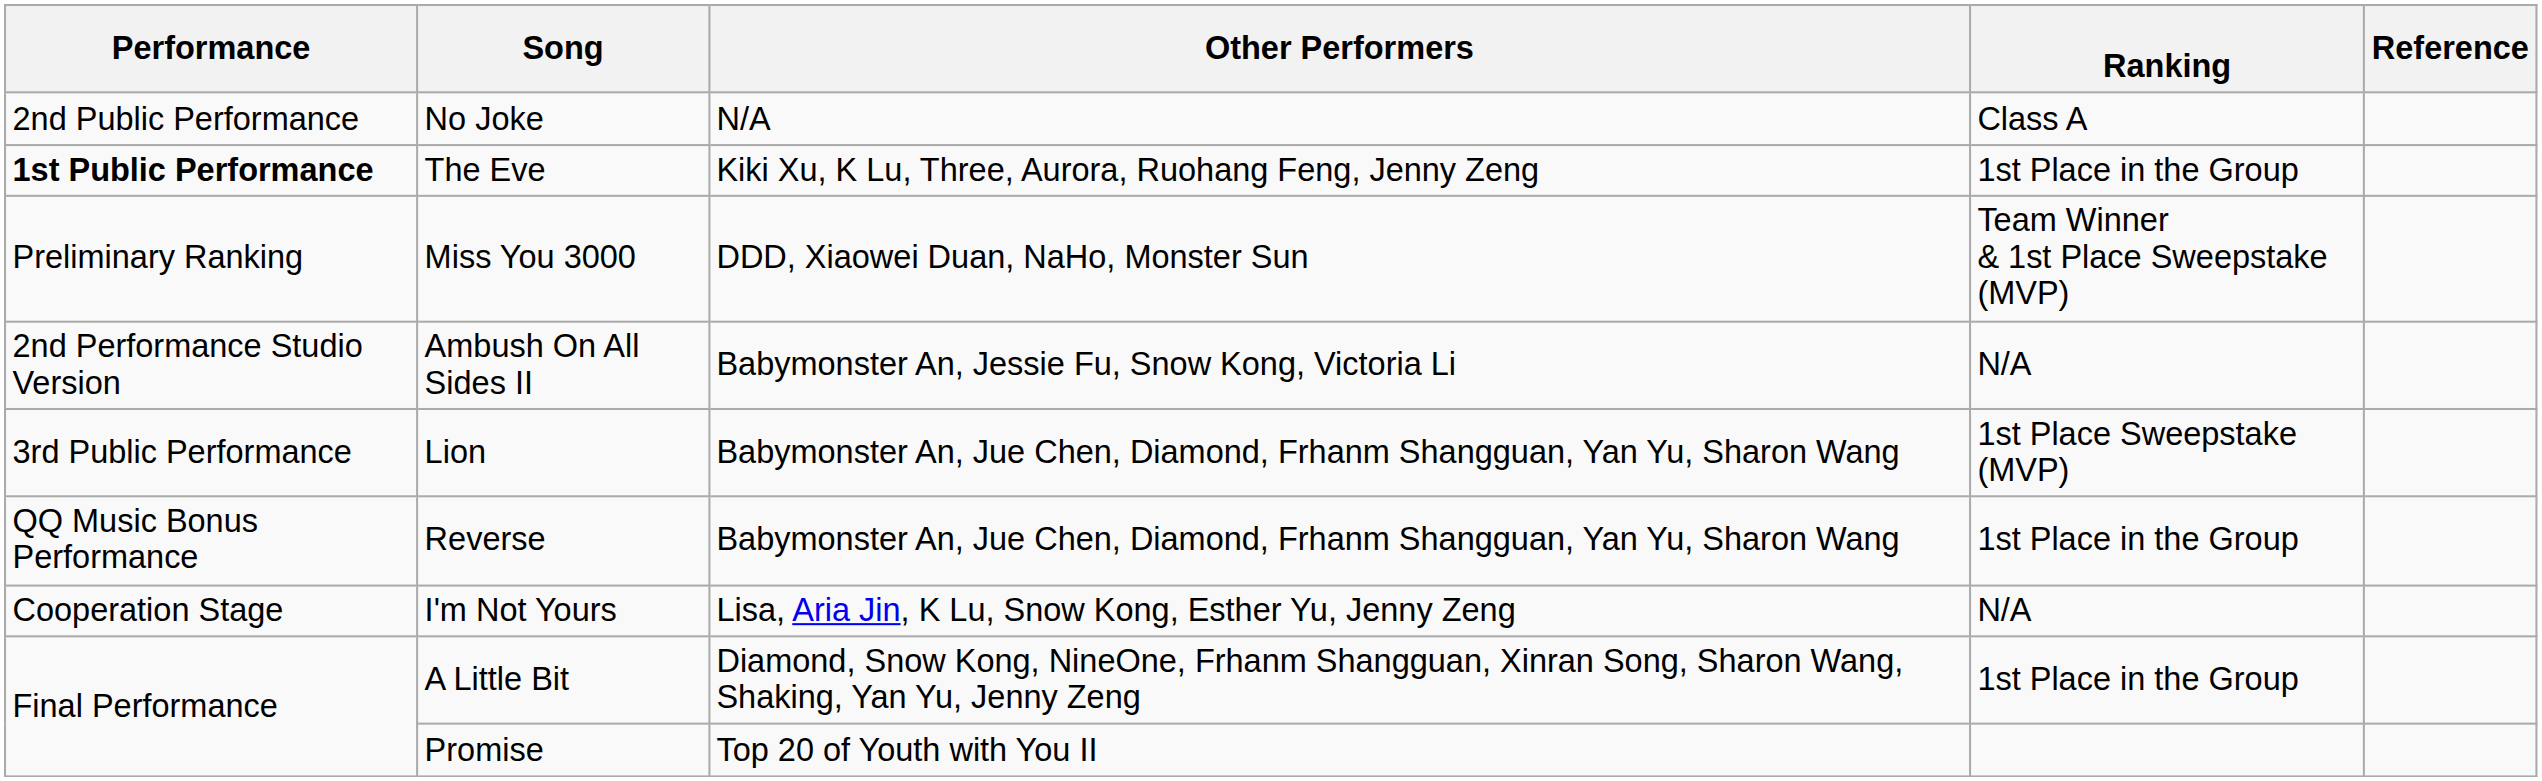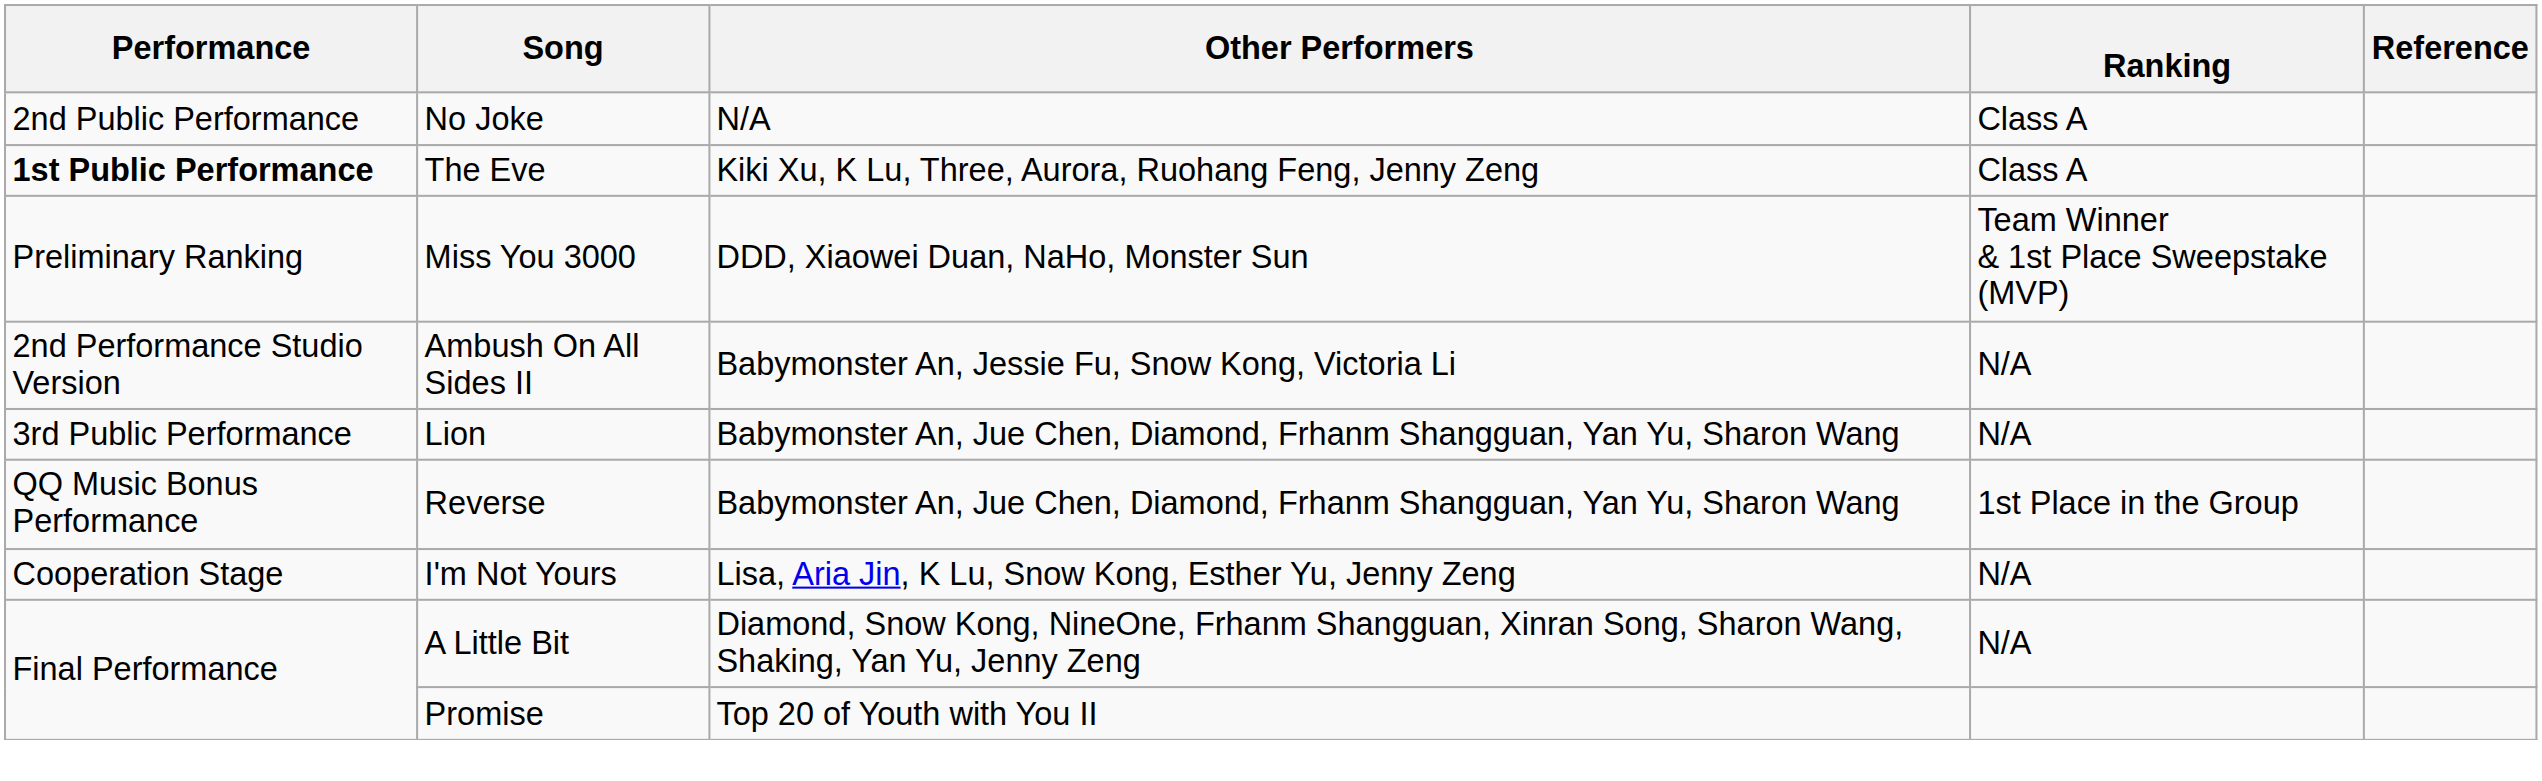(2138, 169) 1st Place in the Group -> (2032, 169) Class A
(2137, 452) 1st Place Sweepstake (MVP) -> (2004, 433) N/A
(2138, 679) 1st Place in the Group -> (2004, 643) N/A
